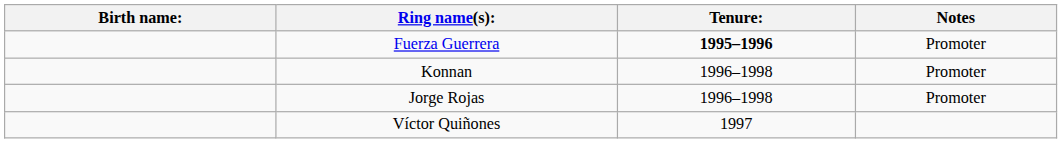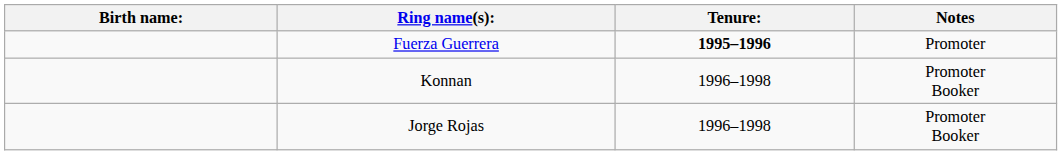(956, 70) Promoter -> (955, 80) Promoter Booker
(956, 97) Promoter -> (955, 126) Promoter Booker
- row: (447, 124)
